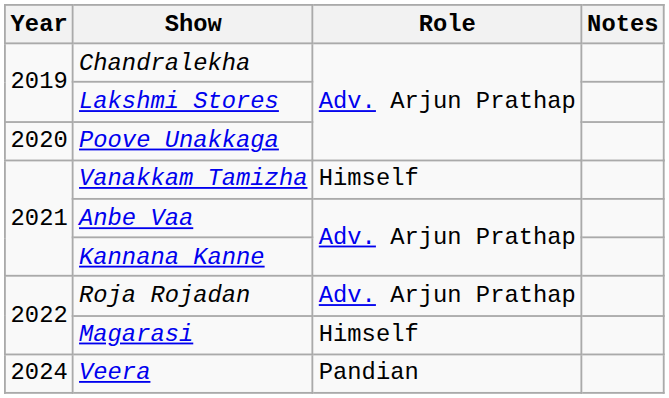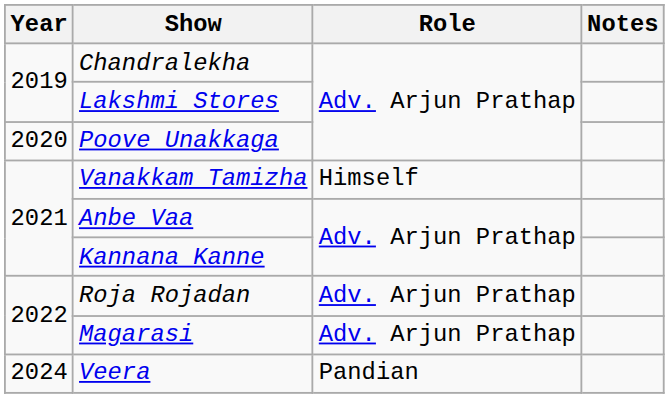(369, 334) Himself -> (447, 334) Adv. Arjun Prathap
